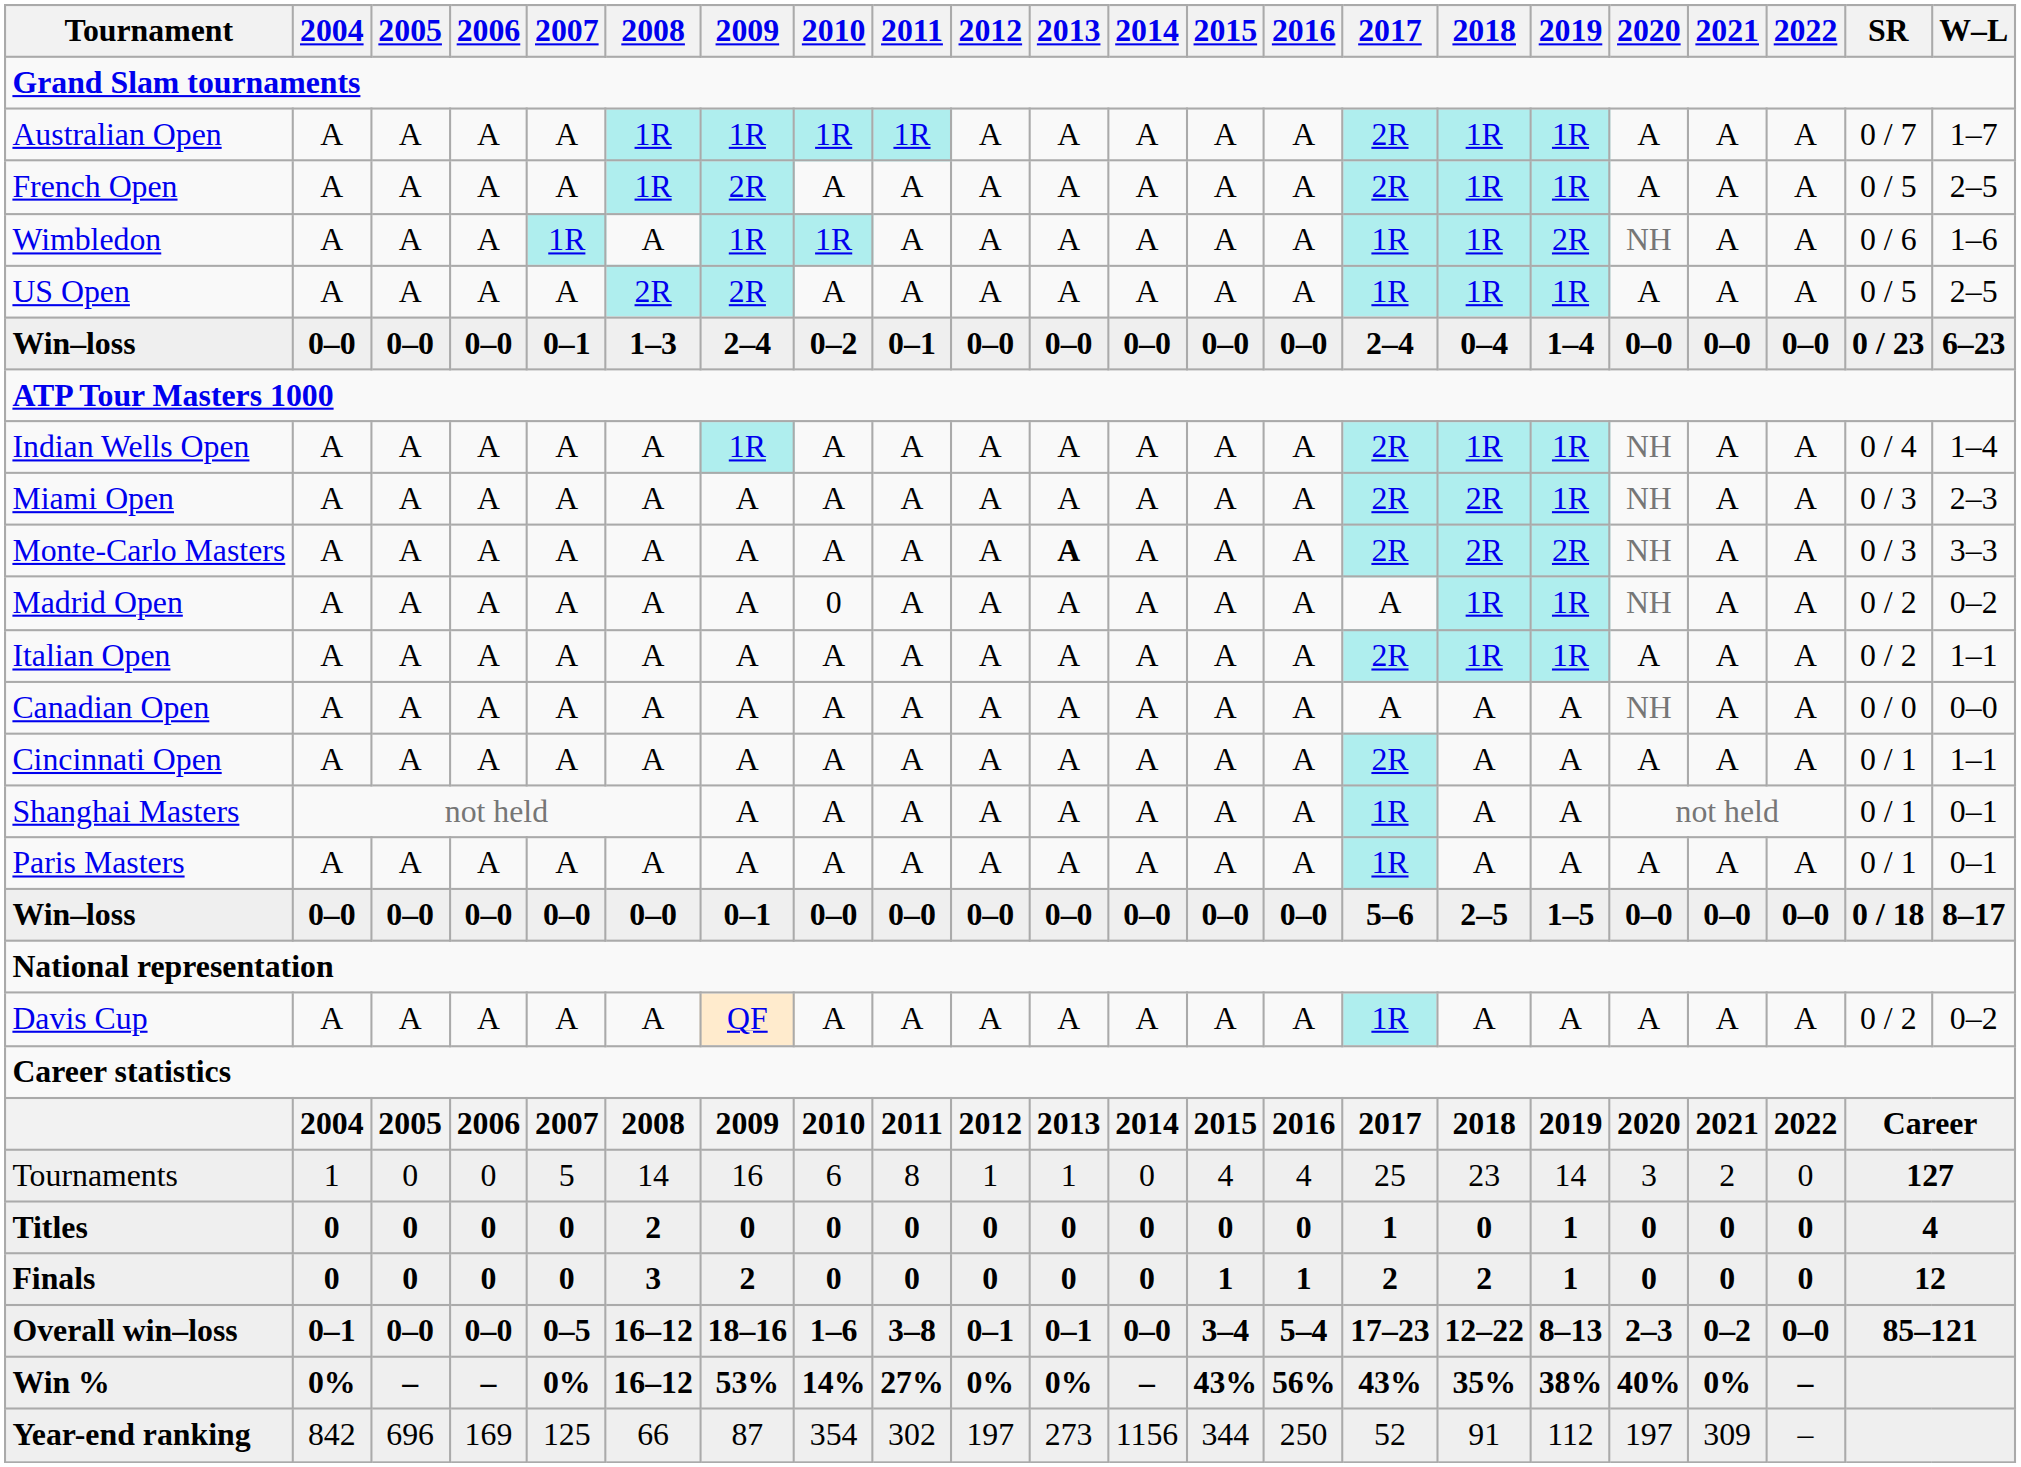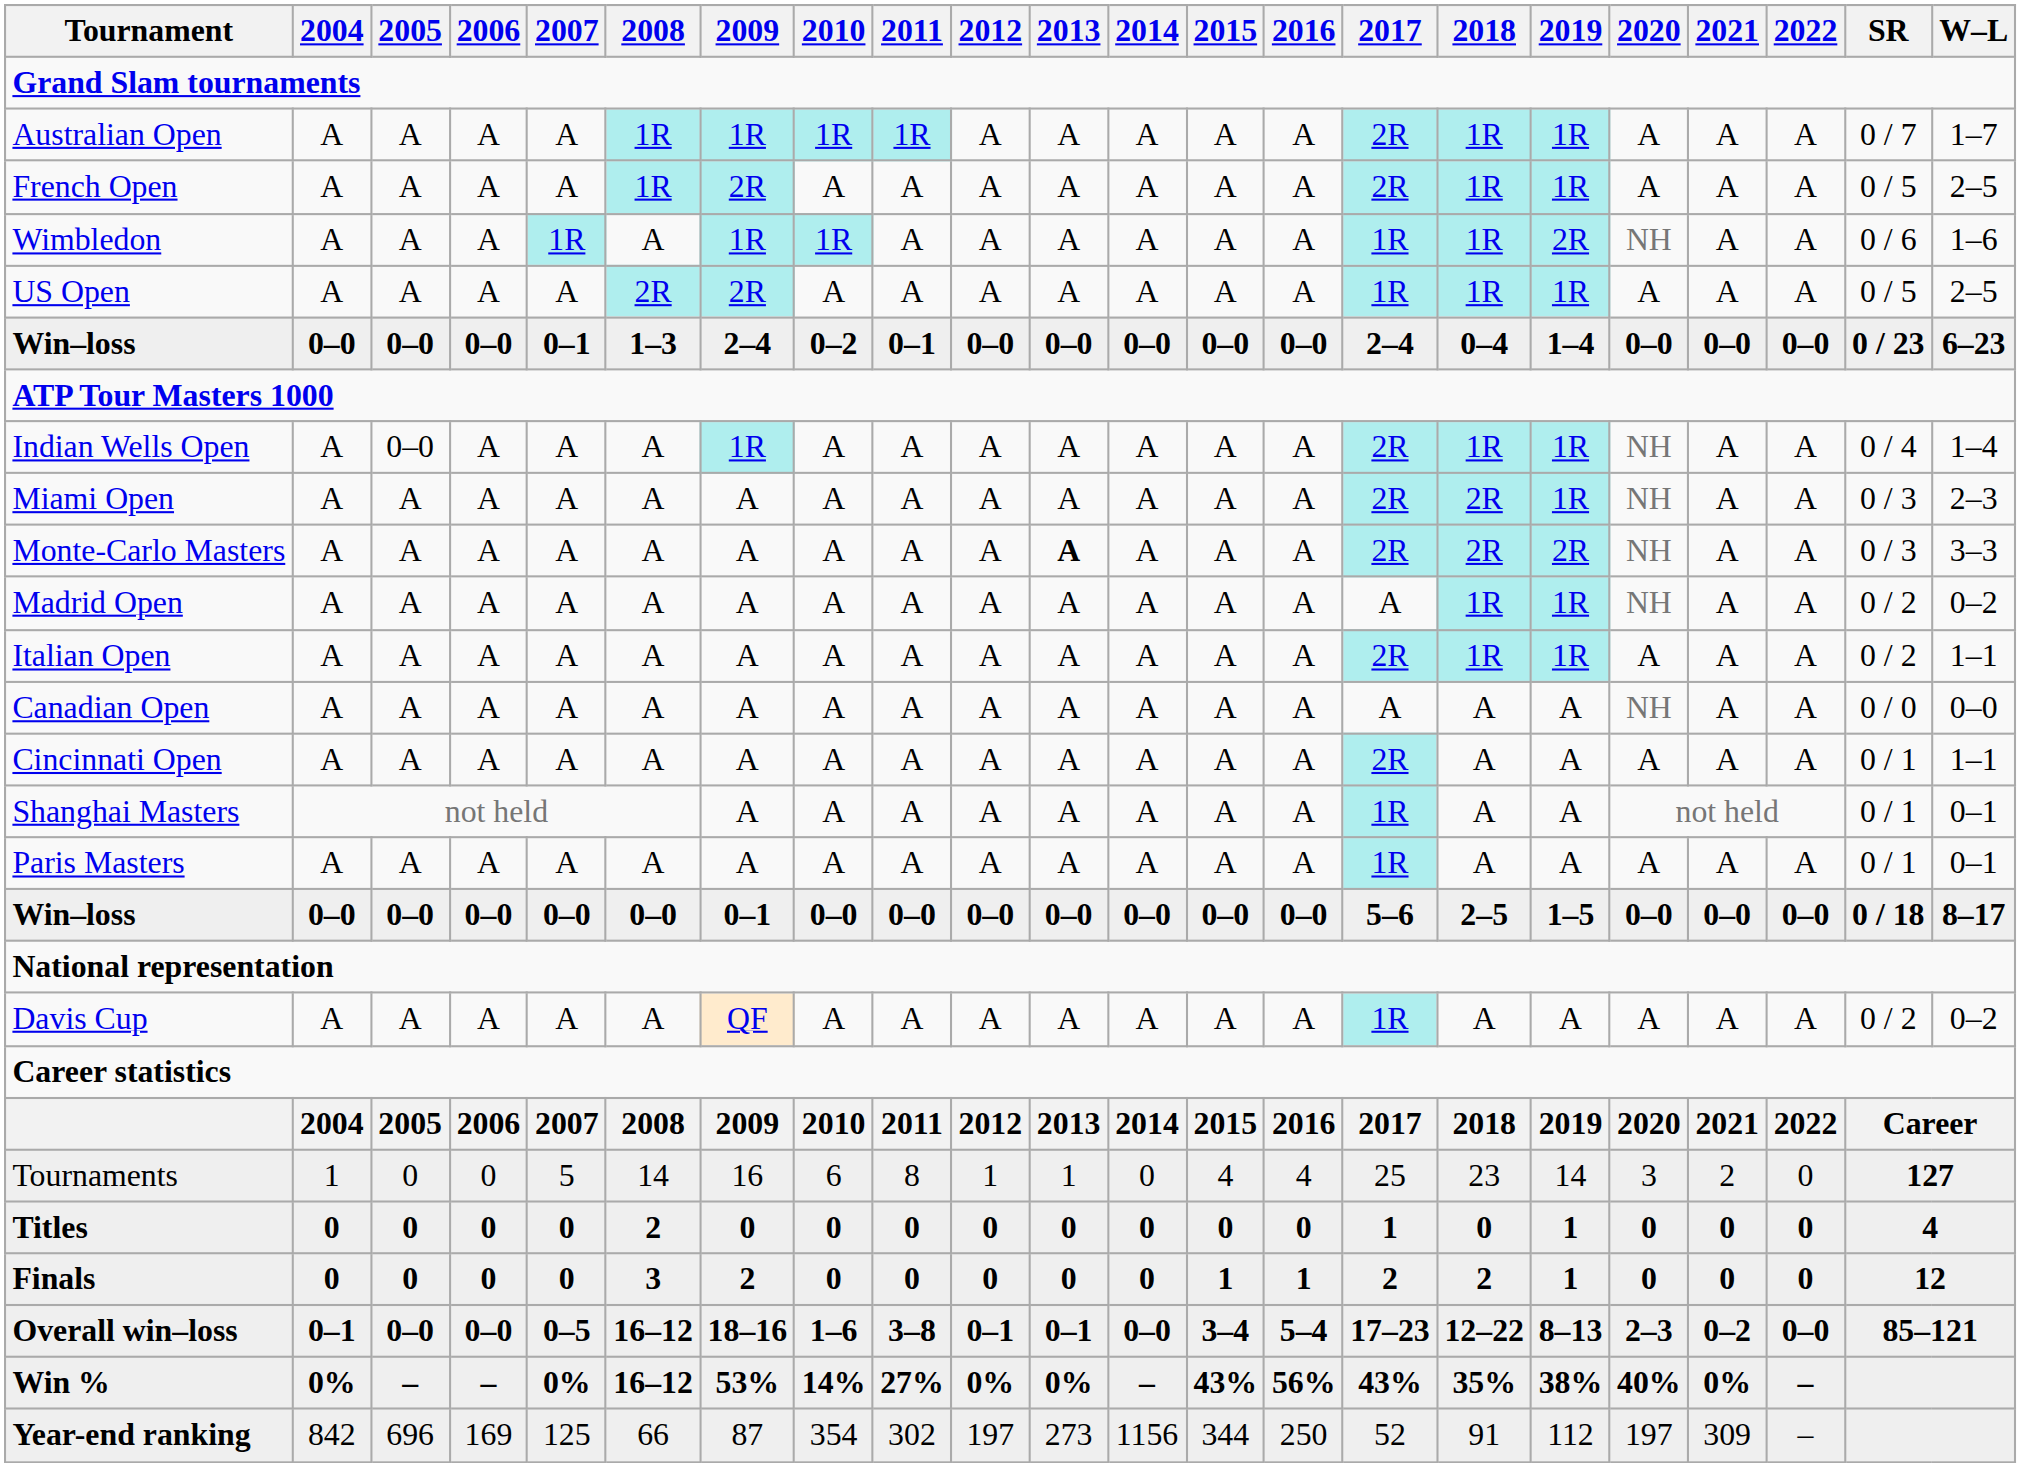(410, 446) A -> (410, 446) 0–0
(834, 602) 0 -> (834, 602) A
